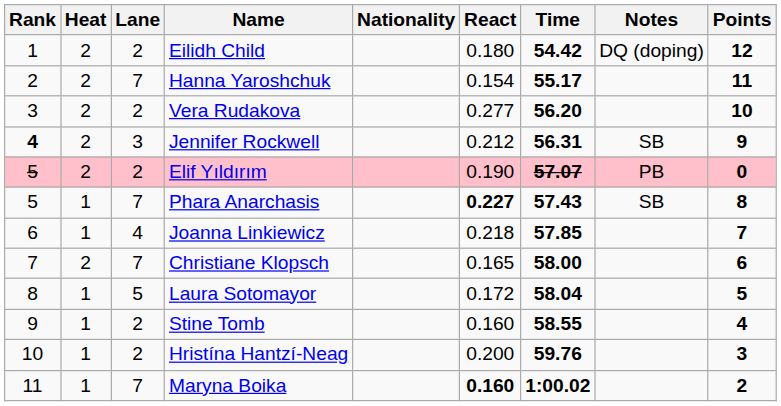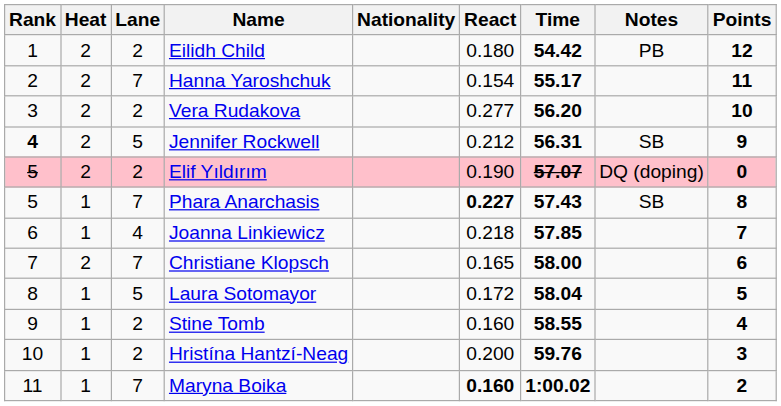(651, 50) DQ (doping) -> (651, 50) PB
(138, 141) 3 -> (138, 141) 5
(651, 171) PB -> (651, 171) DQ (doping)
